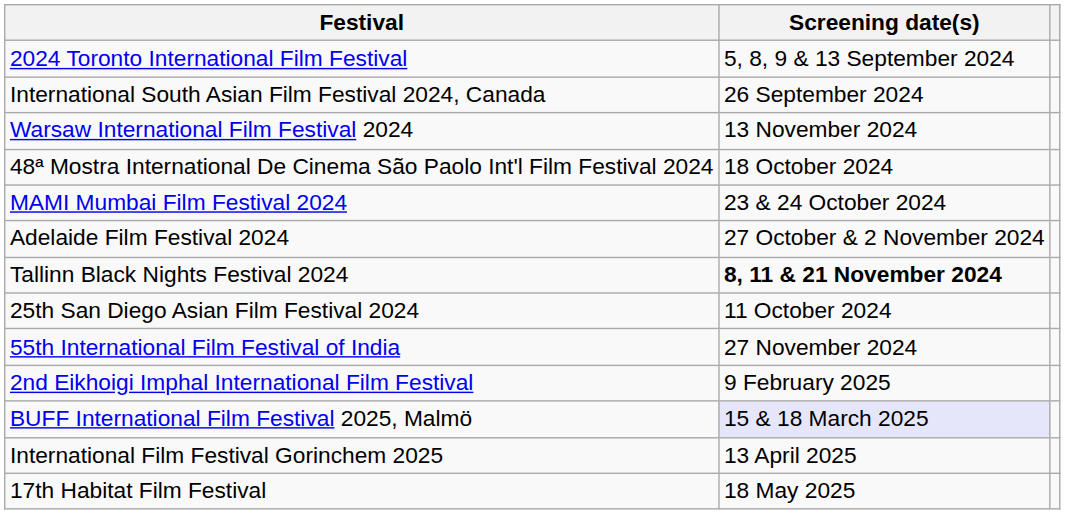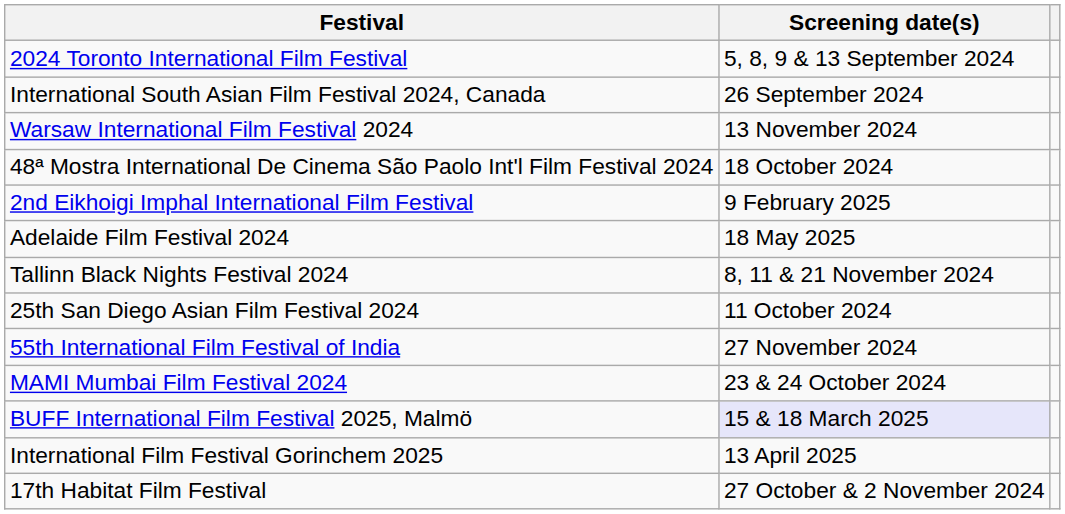rows swapped: (178, 202) <-> (242, 382)
(884, 238) 27 October & 2 November 2024 -> (790, 238) 18 May 2025
(863, 274) bold -> (859, 274) normal
(790, 490) 18 May 2025 -> (884, 490) 27 October & 2 November 2024
